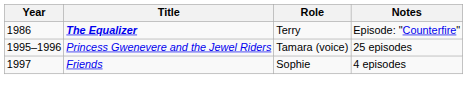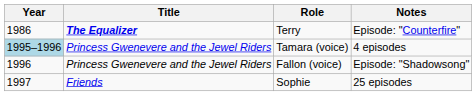(34, 47) no background -> (34, 47) lightblue background
(383, 47) 25 episodes -> (380, 47) 4 episodes
+ row: (309, 64)
(380, 64) 4 episodes -> (383, 82) 25 episodes
